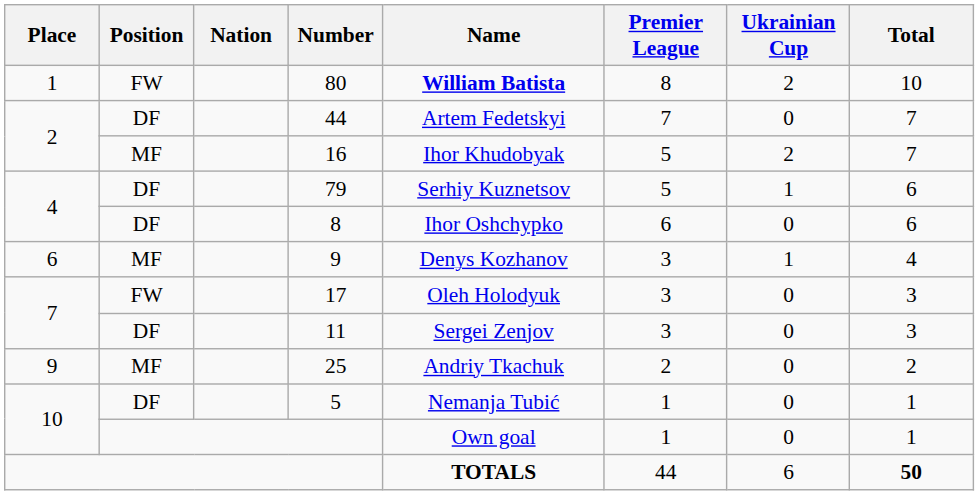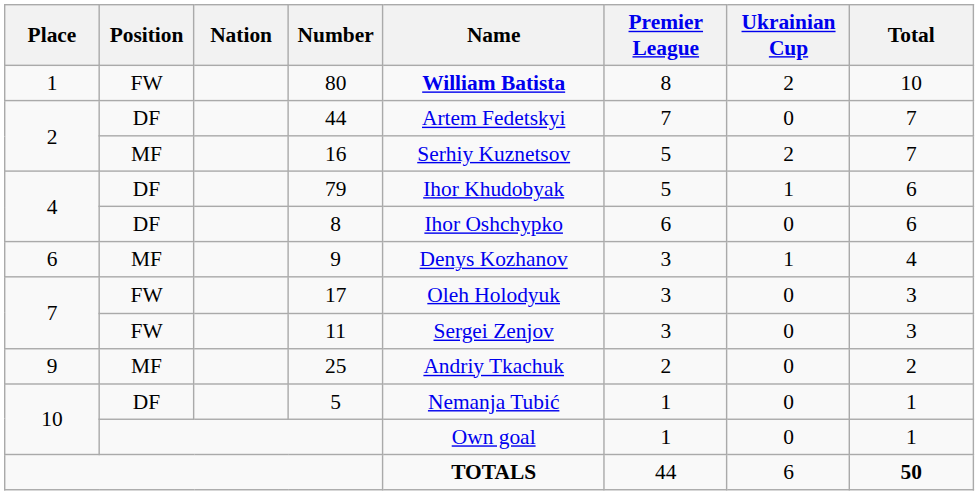(494, 153) Ihor Khudobyak -> (494, 153) Serhiy Kuznetsov
(494, 189) Serhiy Kuznetsov -> (494, 189) Ihor Khudobyak
(147, 330) DF -> (147, 330) FW
